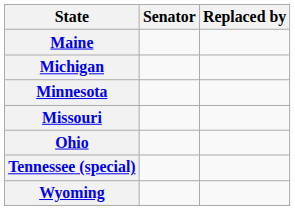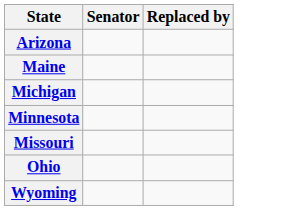+ row: (44, 42)
- row: (72, 167)
